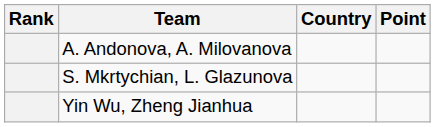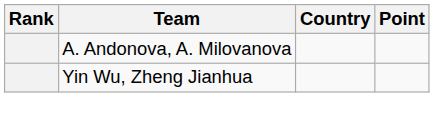- row: (177, 77)
